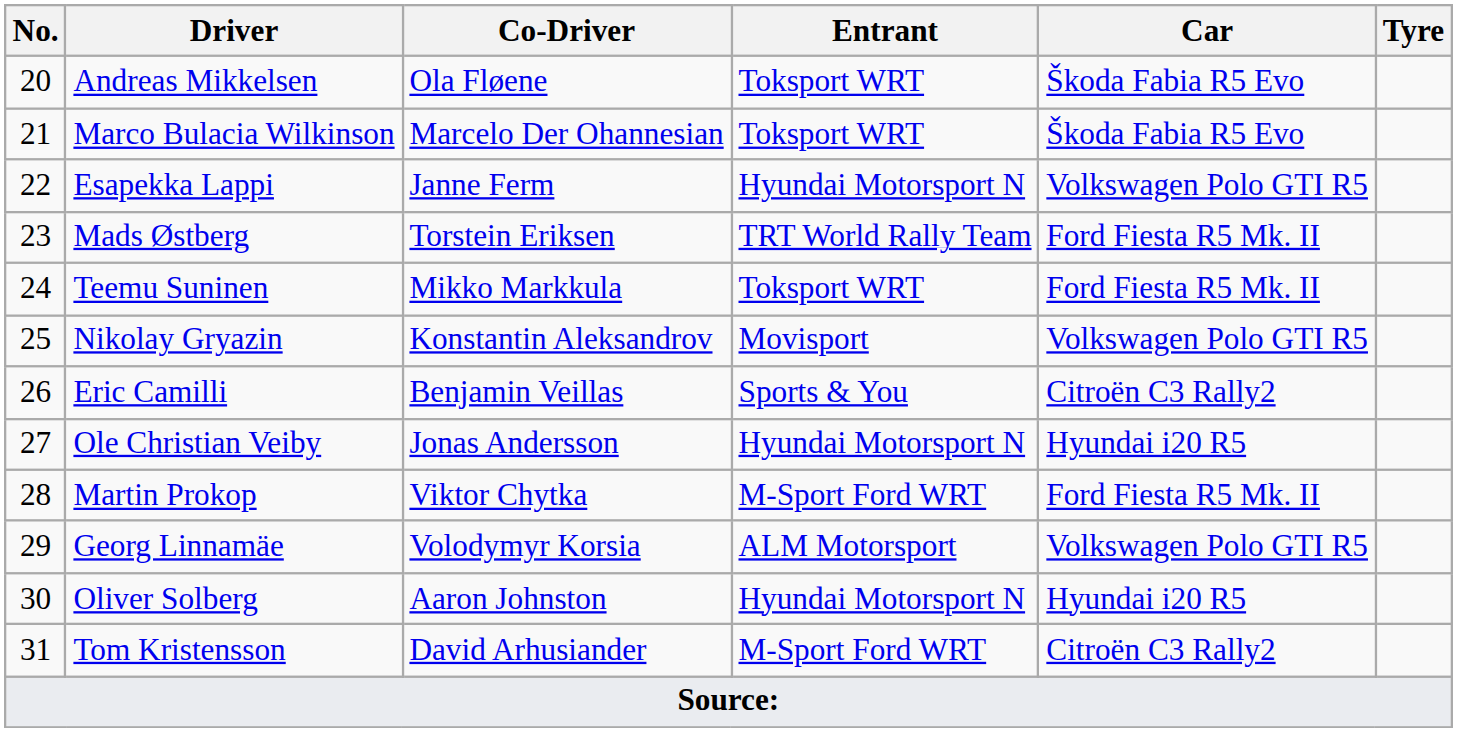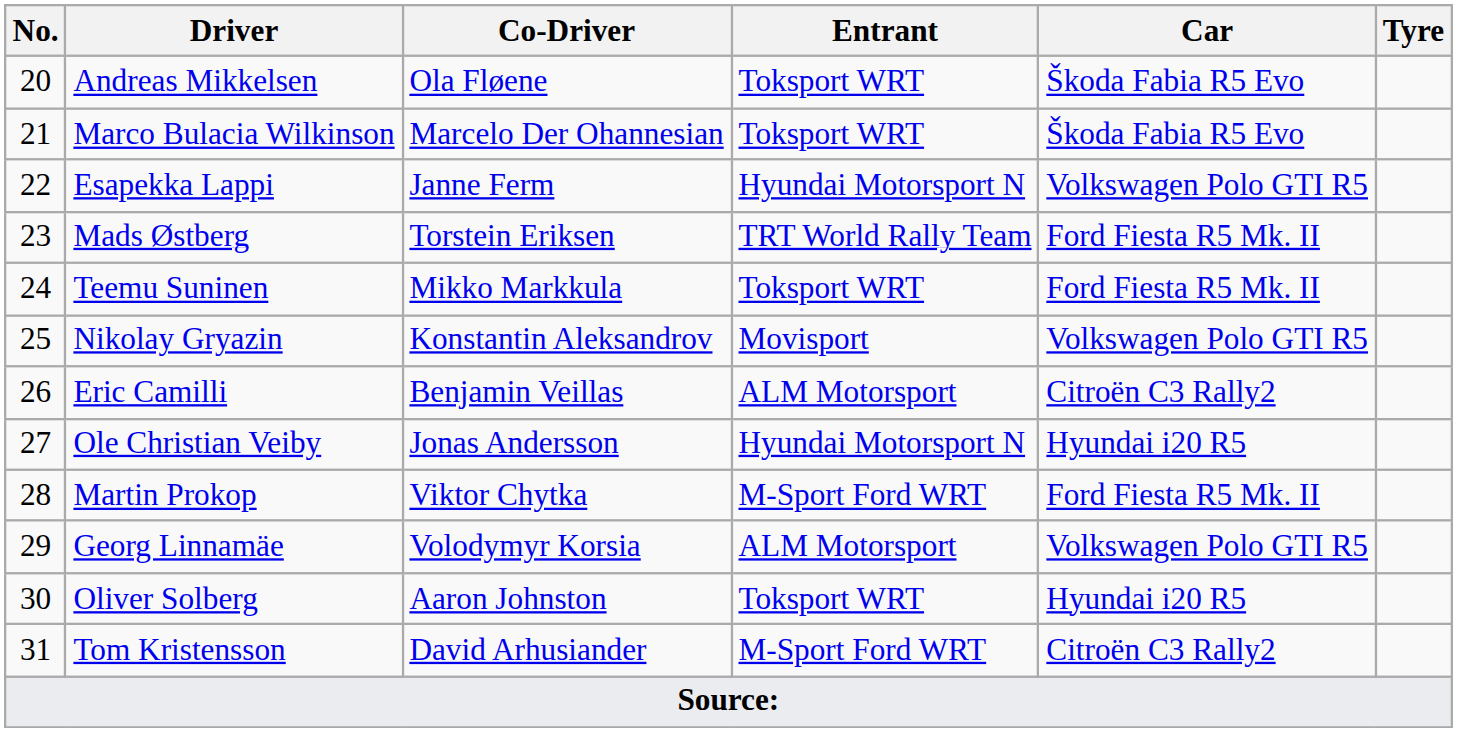(823, 391) Sports & You -> (847, 391) ALM Motorsport
(882, 597) Hyundai Motorsport N -> (831, 597) Toksport WRT
